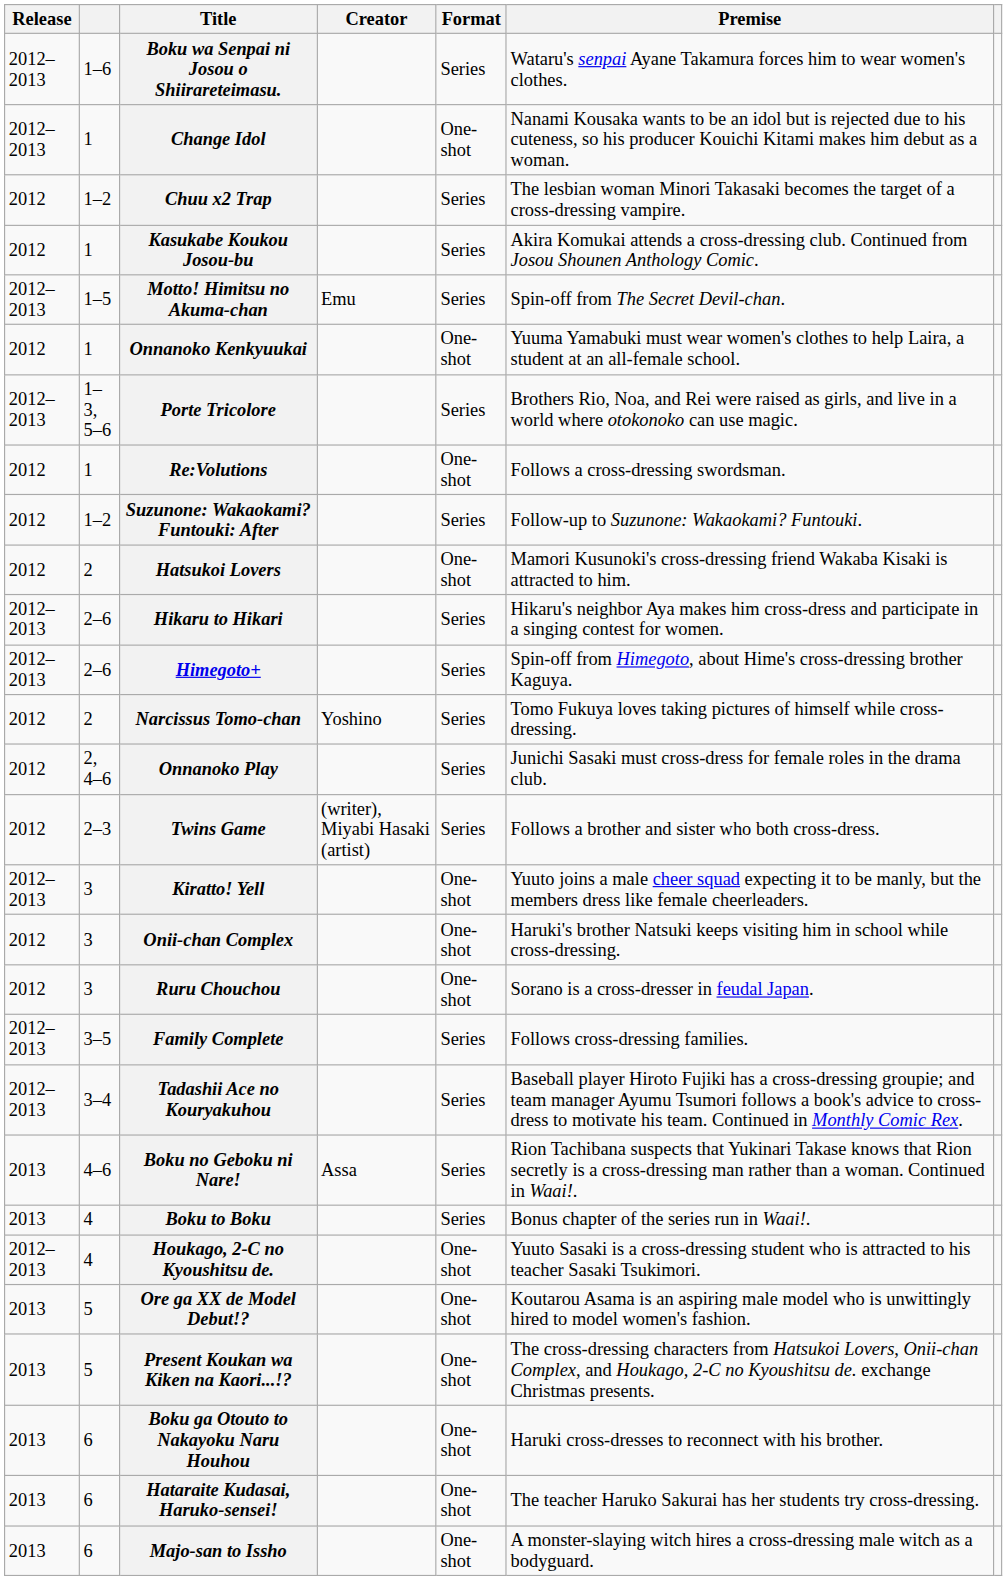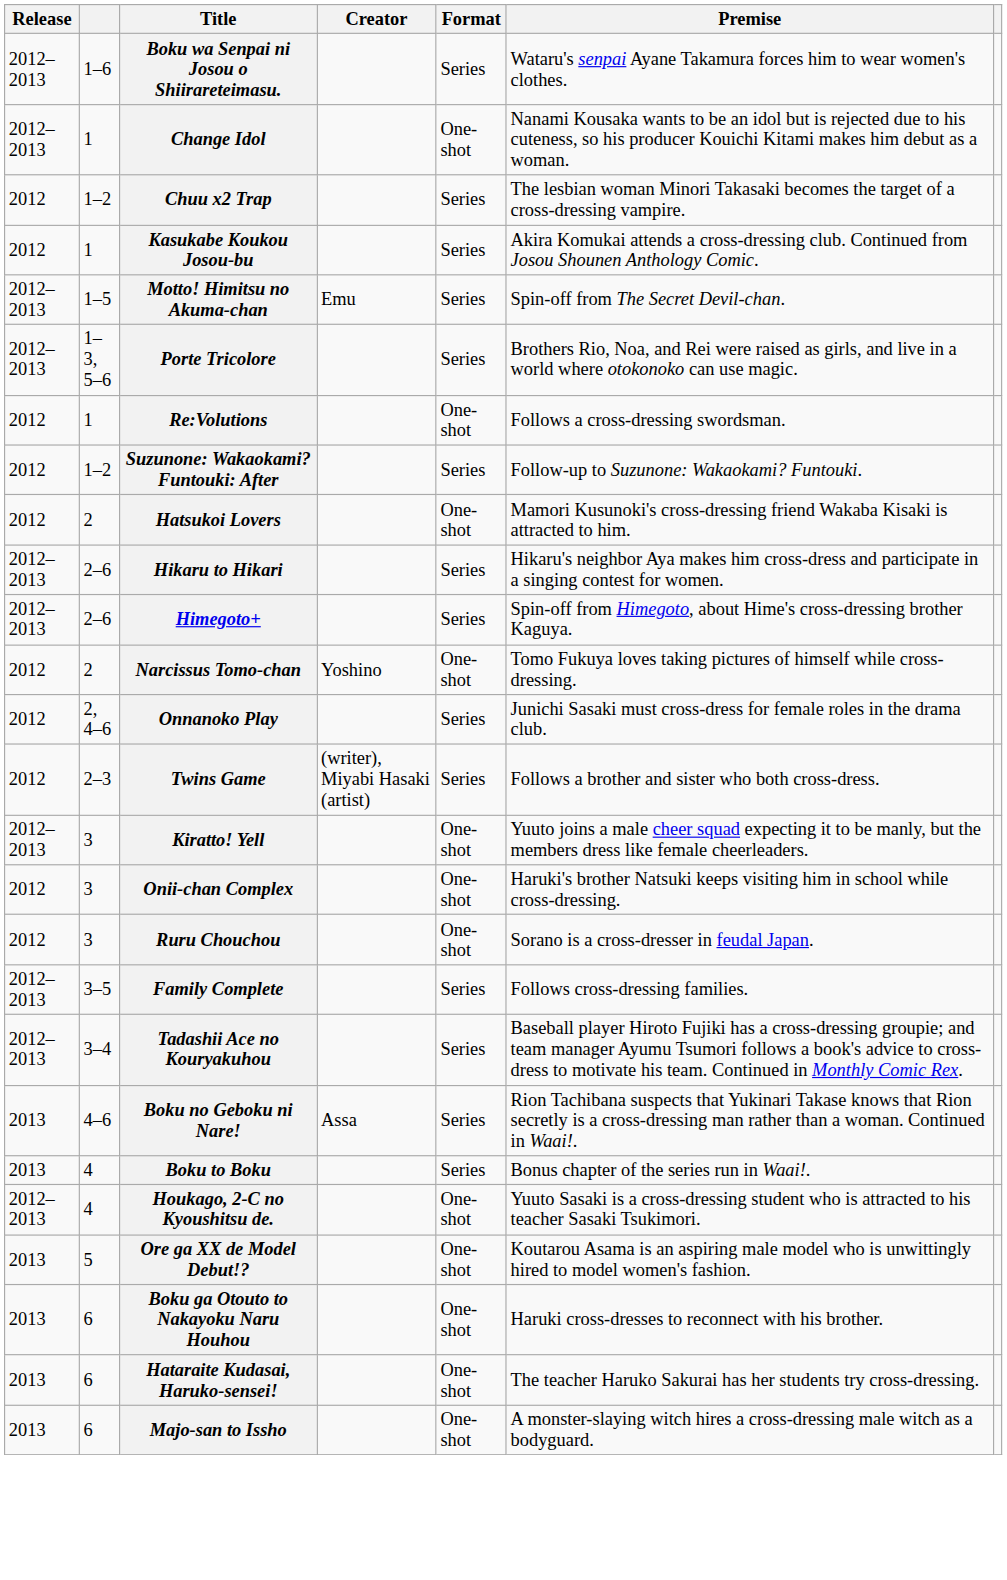- row: (218, 349)
(463, 719) Series -> (459, 669) One-shot
- row: (218, 1369)
